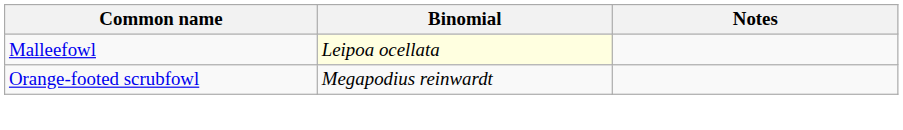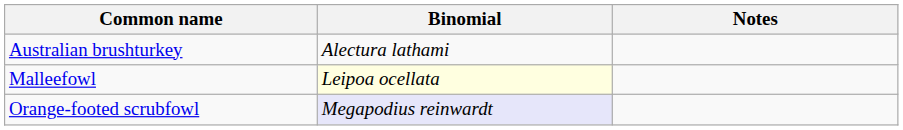+ row: (96, 49)
(407, 79) no background -> (407, 109) lavender background
